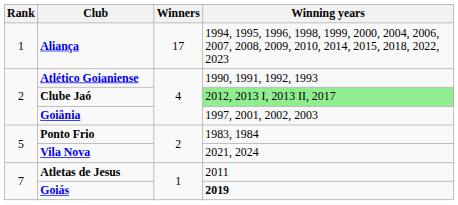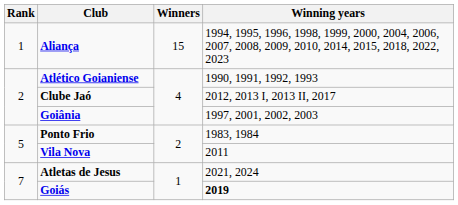(178, 45) 17 -> (178, 45) 15
(270, 96) lightgreen background -> (270, 96) no background
(232, 153) 2021, 2024 -> (217, 153) 2011
(217, 171) 2011 -> (232, 171) 2021, 2024
